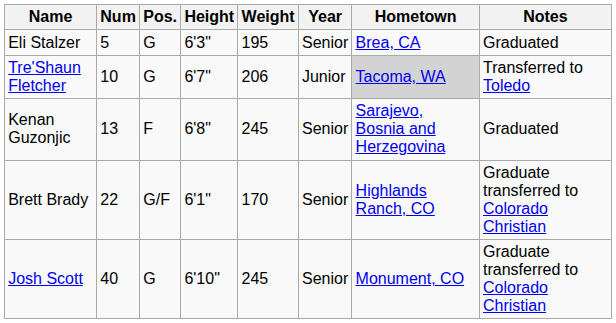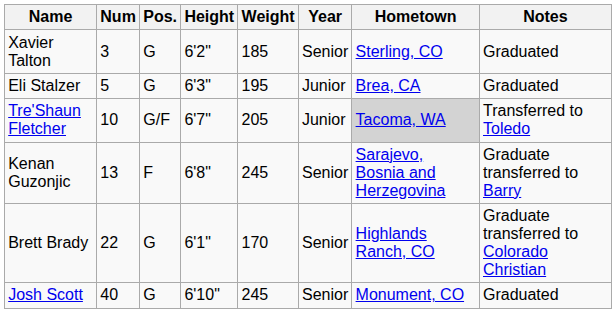+ row: (31, 51)
(325, 42) Senior -> (324, 85) Junior
(149, 76) G -> (157, 120) G/F
(255, 76) 206 -> (255, 120) 205
(521, 129) Graduated -> (531, 172) Graduate transferred to Barry
(157, 199) G/F -> (149, 243) G
(531, 279) Graduate transferred to Colorado Christian -> (521, 295) Graduated
